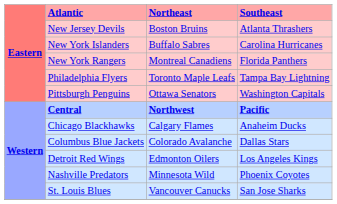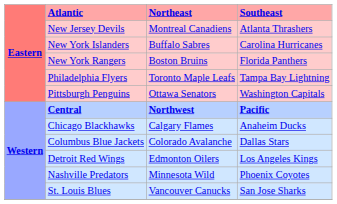(178, 28) Boston Bruins -> (190, 28) Montreal Canadiens
(190, 61) Montreal Canadiens -> (178, 61) Boston Bruins
